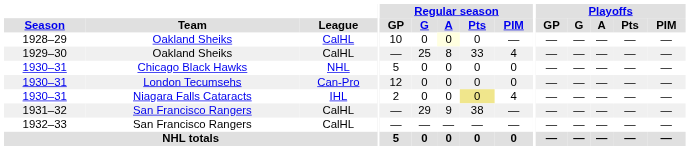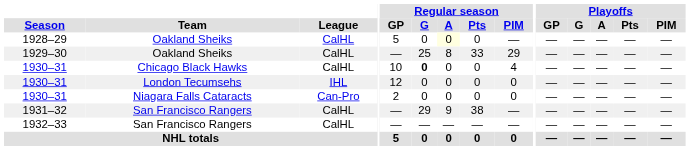(396, 39) 10 -> (396, 39) 5
(514, 53) 4 -> (514, 53) 29
(338, 68) NHL -> (338, 68) CalHL
(396, 68) 5 -> (396, 68) 10
(424, 68) normal -> (424, 68) bold
(514, 68) 0 -> (514, 68) 4
(338, 82) Can-Pro -> (338, 82) IHL
(338, 96) IHL -> (338, 96) Can-Pro
(477, 96) khaki background -> (477, 96) no background
(514, 96) 4 -> (514, 96) 0
